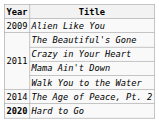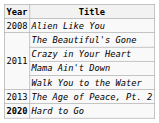(17, 26) 2009 -> (17, 26) 2008
(17, 97) 2014 -> (17, 97) 2013
